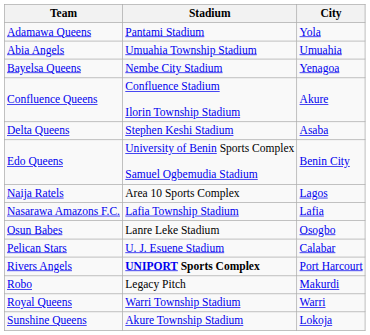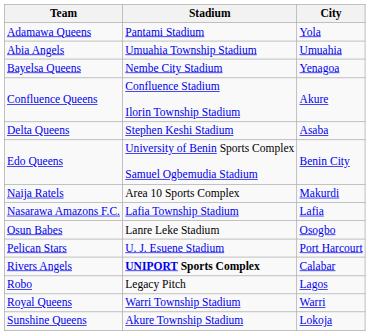(314, 193) Lagos -> (319, 193) Makurdi
(317, 248) Calabar -> (331, 248) Port Harcourt
(331, 266) Port Harcourt -> (317, 266) Calabar
(319, 284) Makurdi -> (314, 284) Lagos
